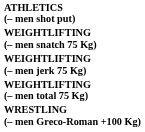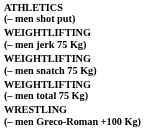rows swapped: (50, 39) <-> (47, 64)
